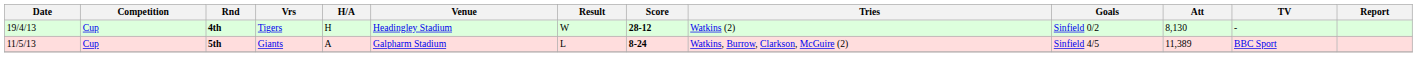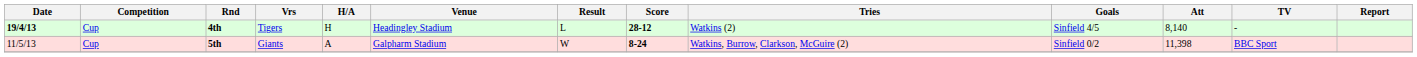(21, 27) normal -> (21, 27) bold
(564, 27) W -> (563, 27) L
(1076, 27) Sinfield 0/2 -> (1076, 27) Sinfield 4/5
(1176, 27) 8,130 -> (1176, 27) 8,140
(563, 43) L -> (564, 43) W
(1076, 43) Sinfield 4/5 -> (1076, 43) Sinfield 0/2
(1178, 43) 11,389 -> (1178, 43) 11,398
